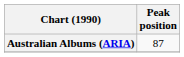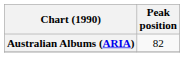(158, 43) 87 -> (158, 43) 82
